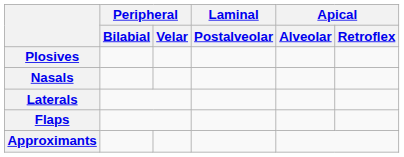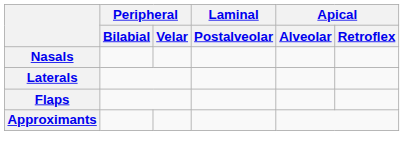- row: (52, 57)
